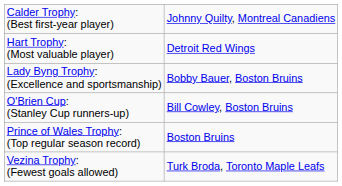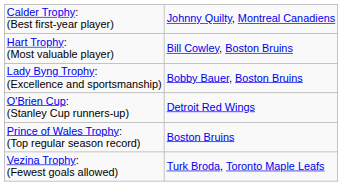(211, 48) Detroit Red Wings -> (230, 48) Bill Cowley, Boston Bruins
(230, 107) Bill Cowley, Boston Bruins -> (211, 107) Detroit Red Wings
